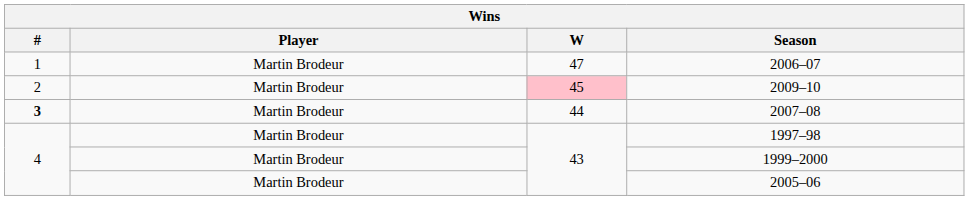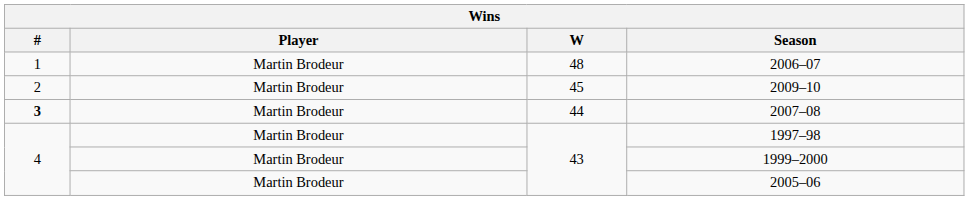(577, 64) 47 -> (577, 64) 48
(577, 88) pink background -> (577, 88) no background
